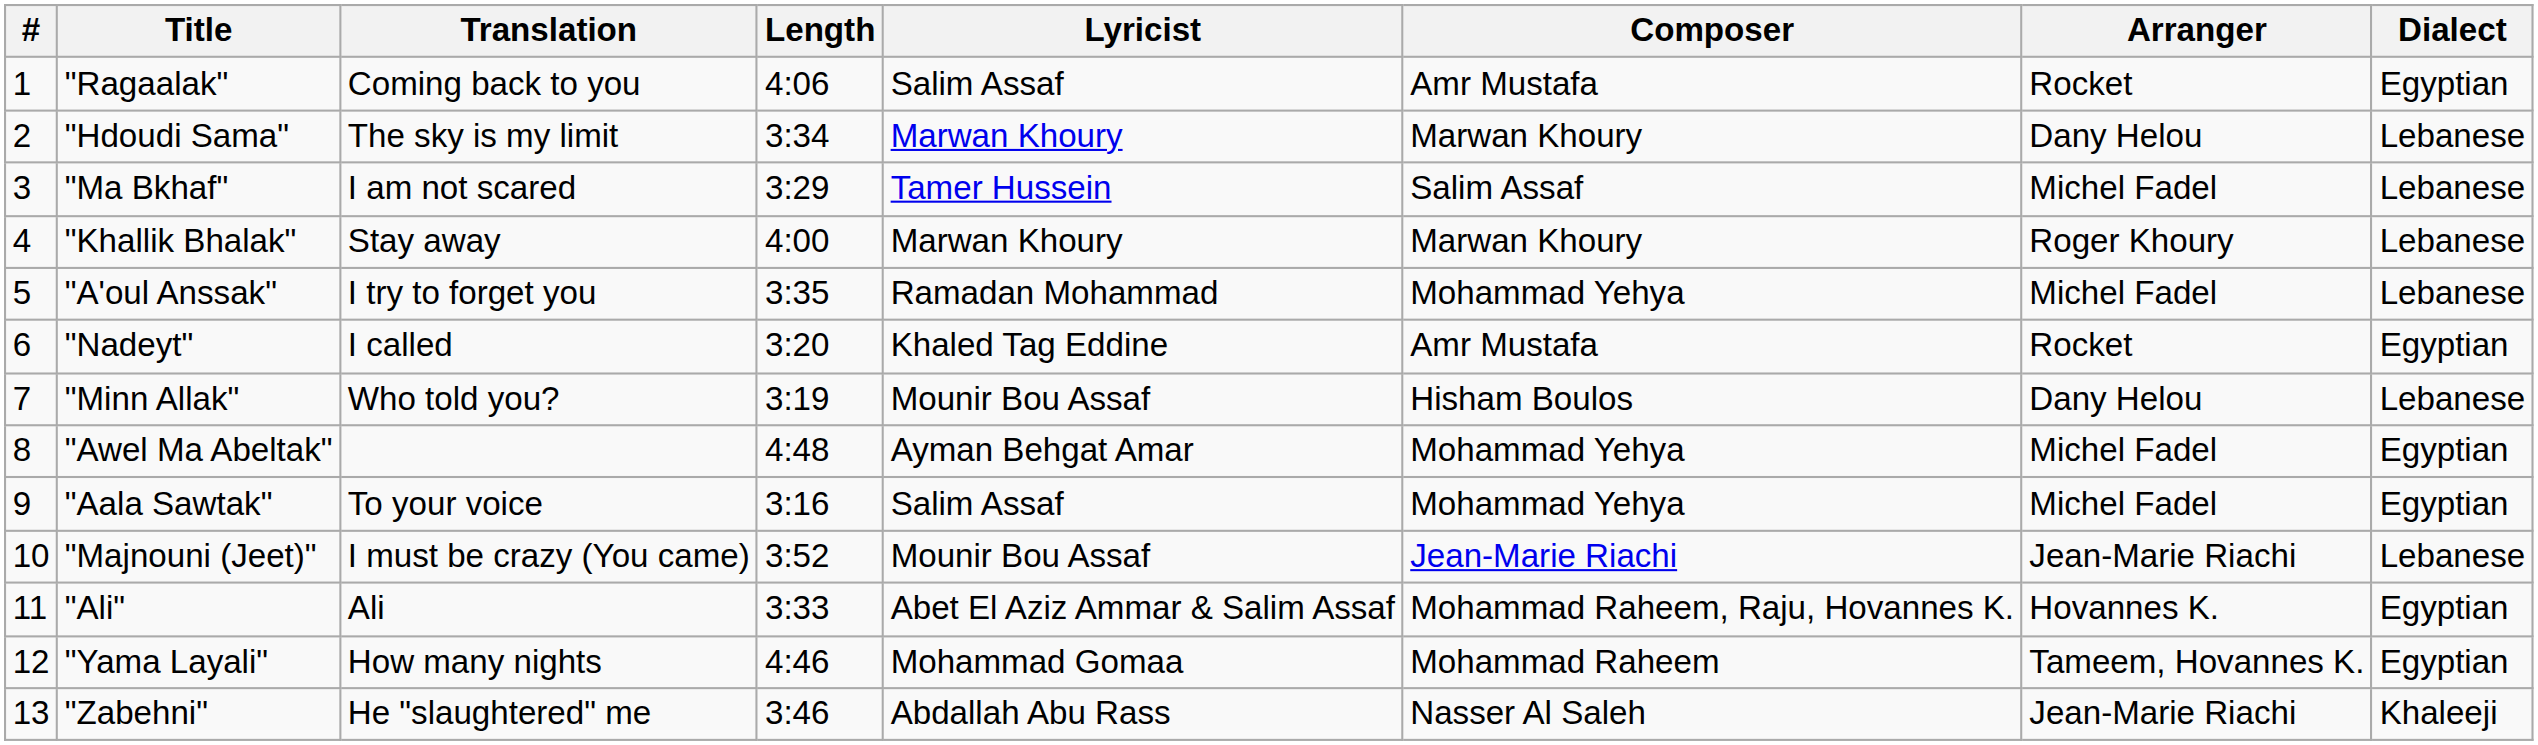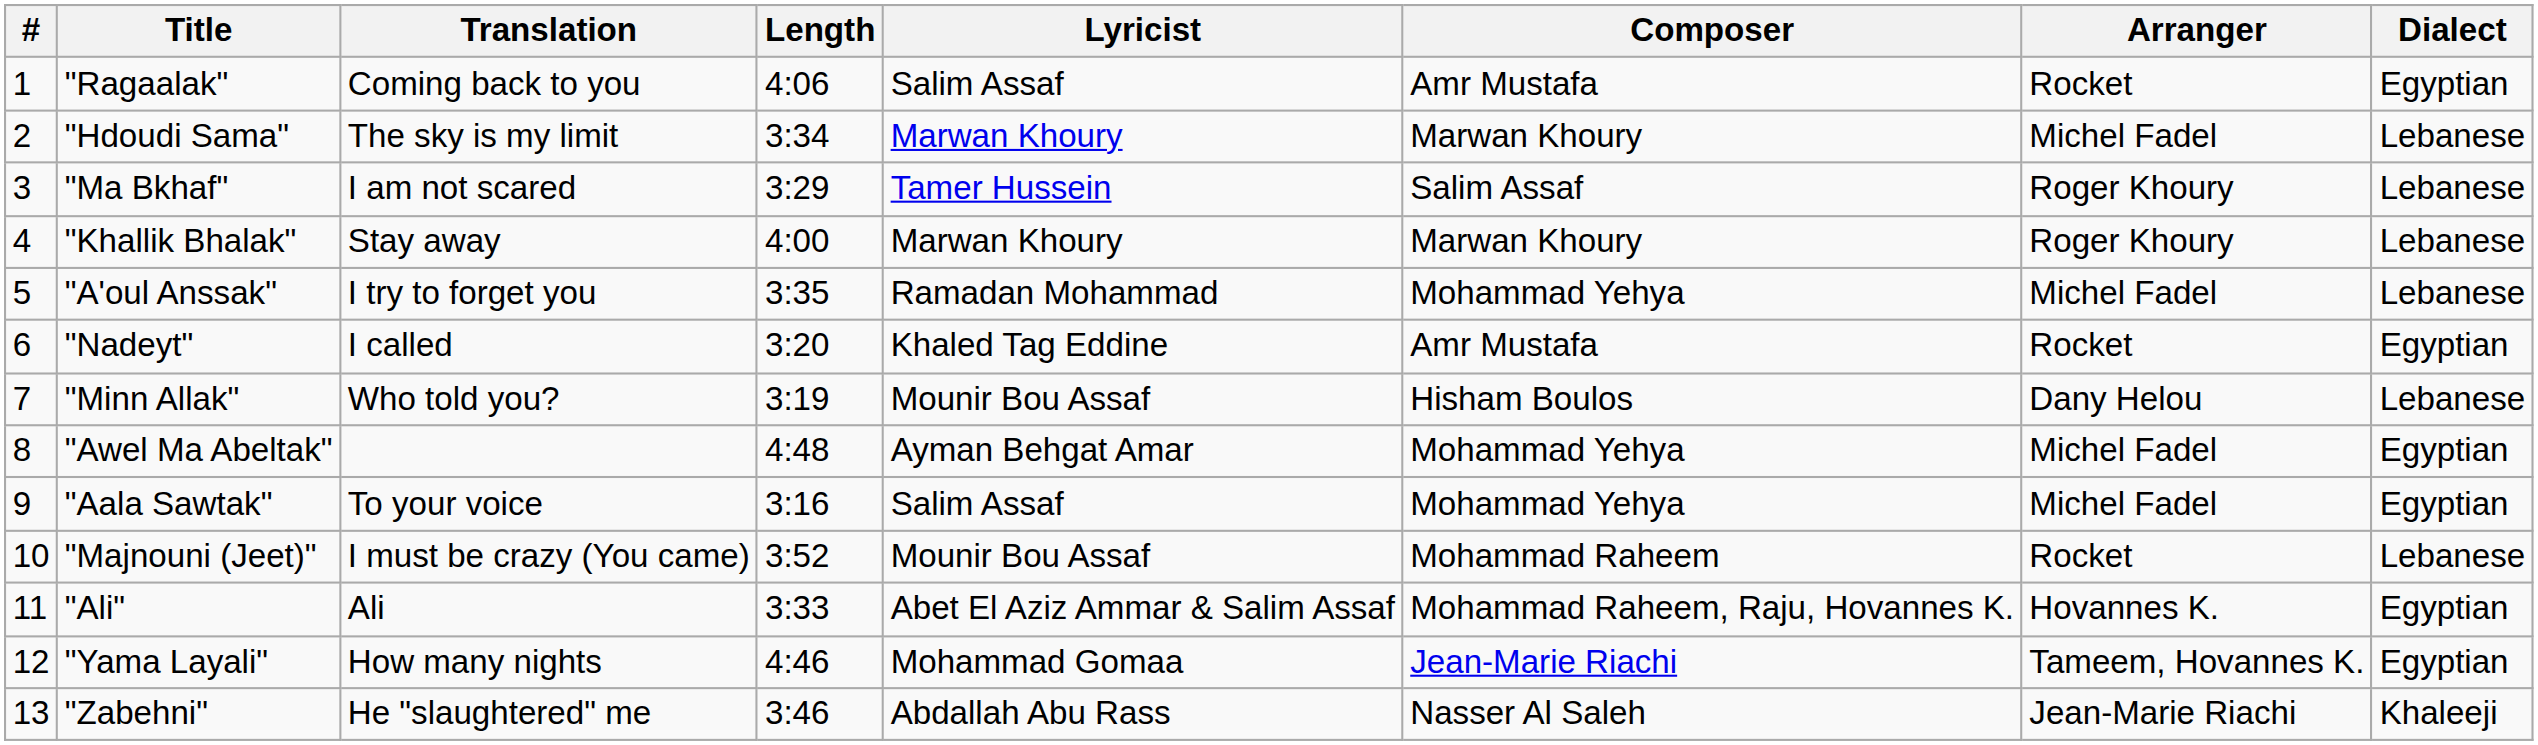(2116, 135) Dany Helou -> (2123, 135) Michel Fadel
(2123, 188) Michel Fadel -> (2132, 188) Roger Khoury
(1544, 556) Jean-Marie Riachi -> (1565, 556) Mohammad Raheem
(2163, 556) Jean-Marie Riachi -> (2081, 556) Rocket
(1565, 661) Mohammad Raheem -> (1544, 661) Jean-Marie Riachi
